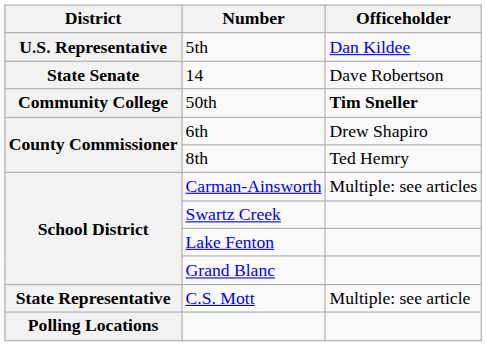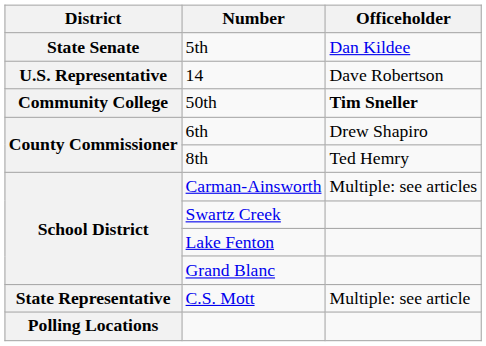(93, 46) U.S. Representative -> (93, 46) State Senate
(93, 74) State Senate -> (93, 74) U.S. Representative
